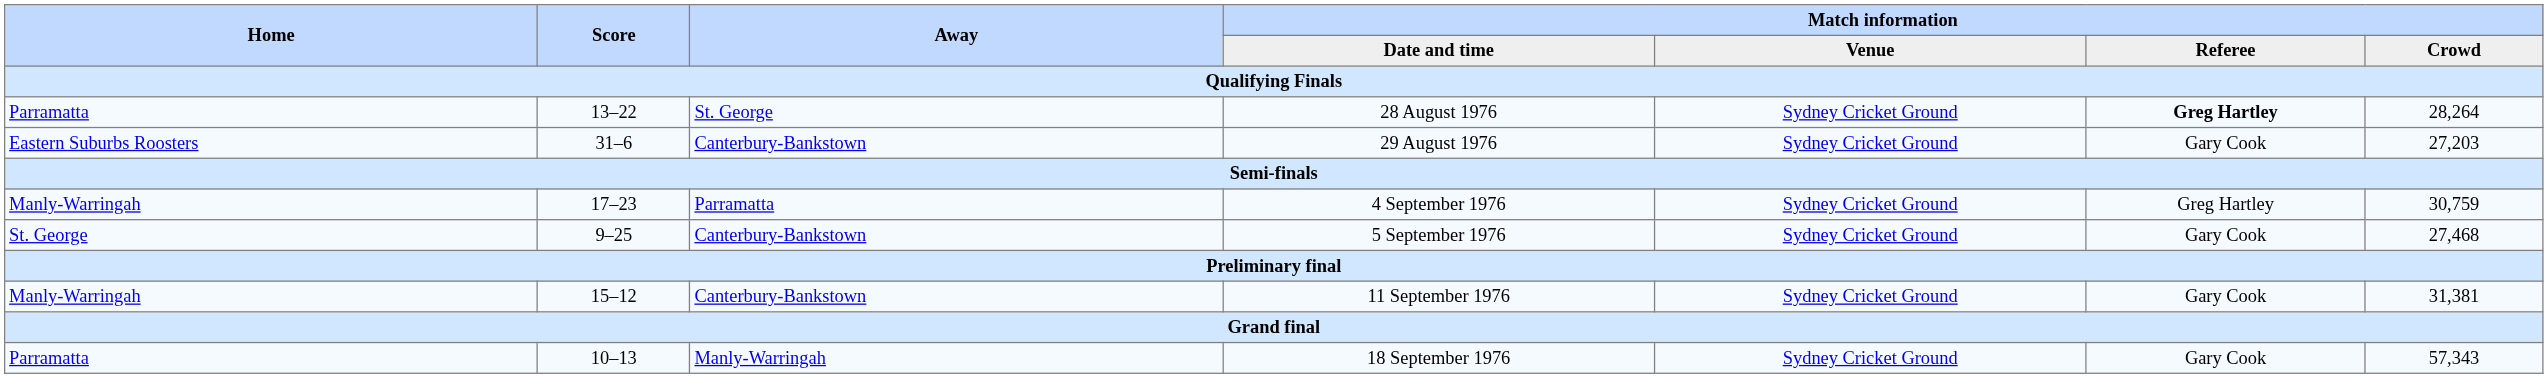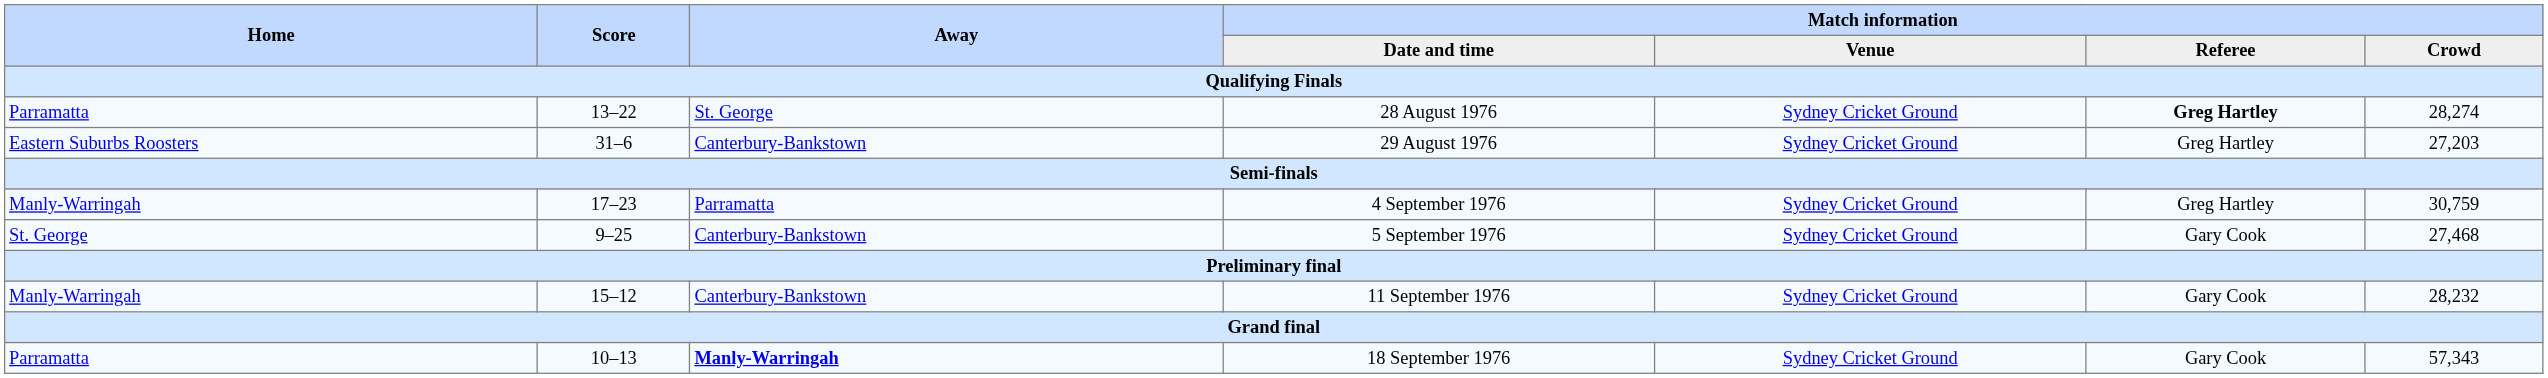(2454, 112) 28,264 -> (2454, 112) 28,274
(2226, 142) Gary Cook -> (2226, 142) Greg Hartley
(2454, 296) 31,381 -> (2454, 296) 28,232
(760, 357) normal -> (767, 357) bold
